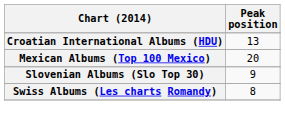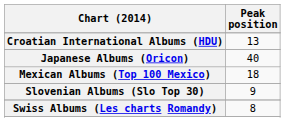+ row: (115, 58)
(253, 58) 20 -> (253, 75) 18
